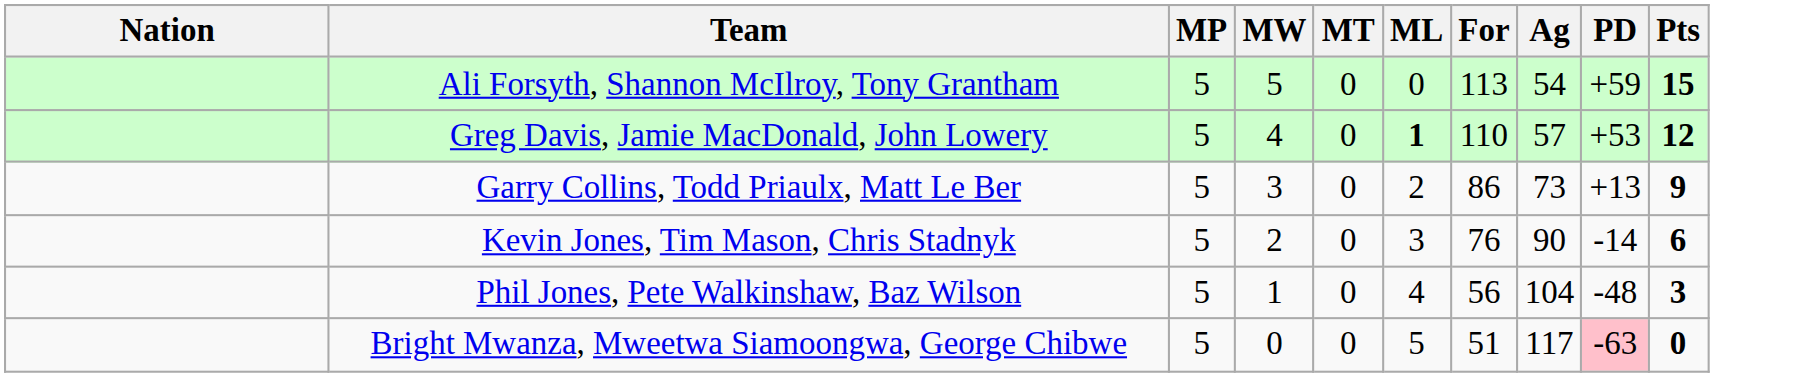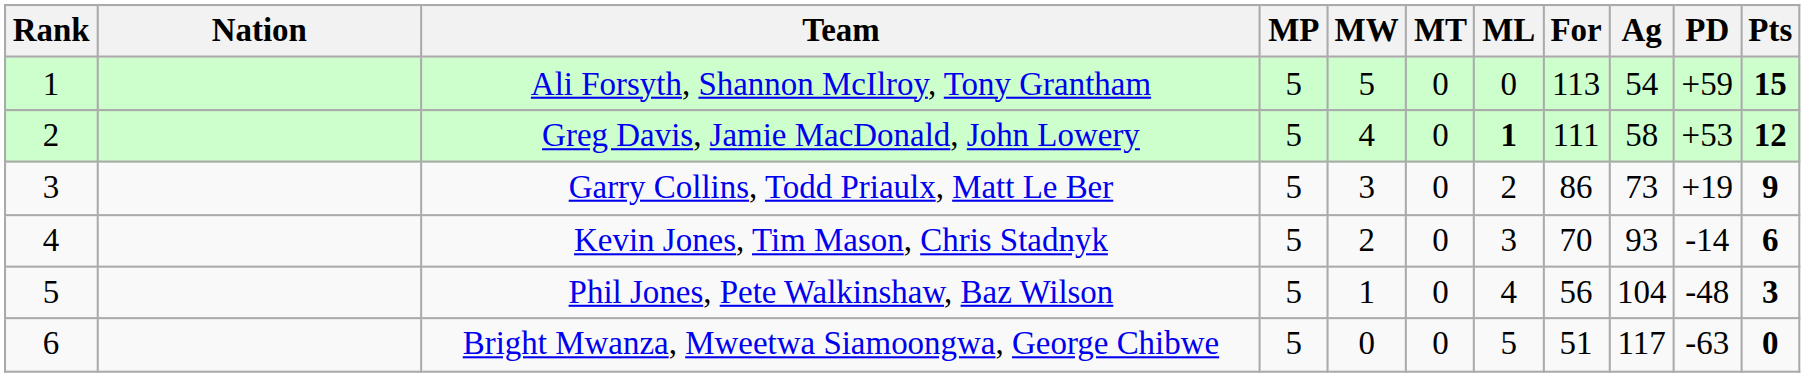+ column: (51, 30)
(1484, 135) 110 -> (1576, 135) 111
(1549, 135) 57 -> (1642, 135) 58
(1615, 187) +13 -> (1707, 187) +19
(1484, 239) 76 -> (1576, 239) 70
(1549, 239) 90 -> (1642, 239) 93
(1615, 344) pink background -> (1707, 344) no background
